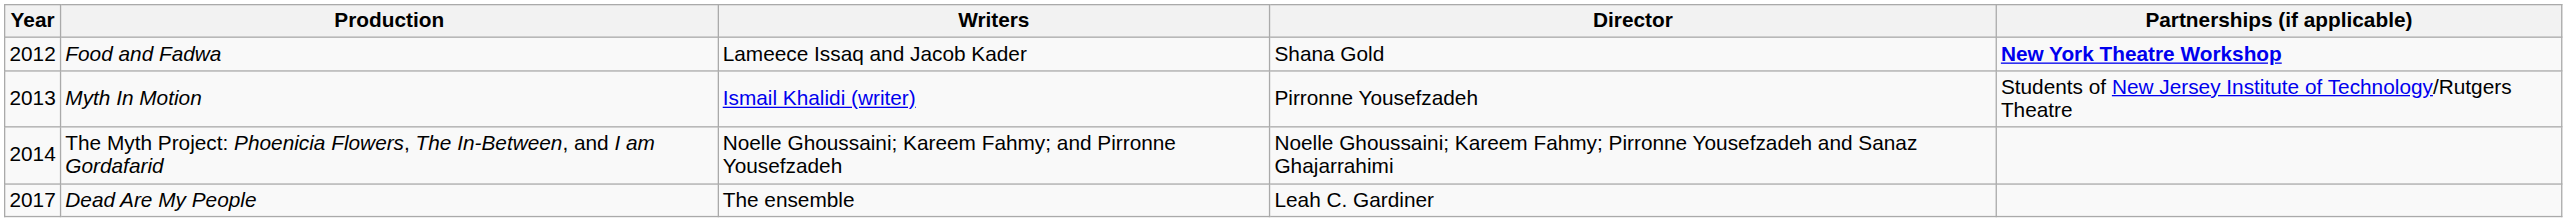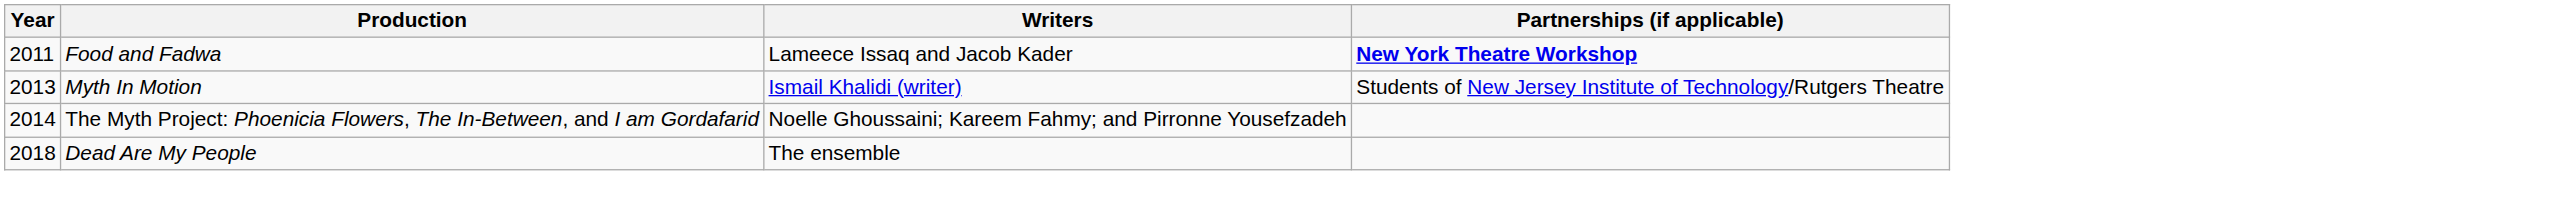- column: (1633, 20)
(33, 53) 2012 -> (32, 53) 2011
(33, 199) 2017 -> (33, 152) 2018
